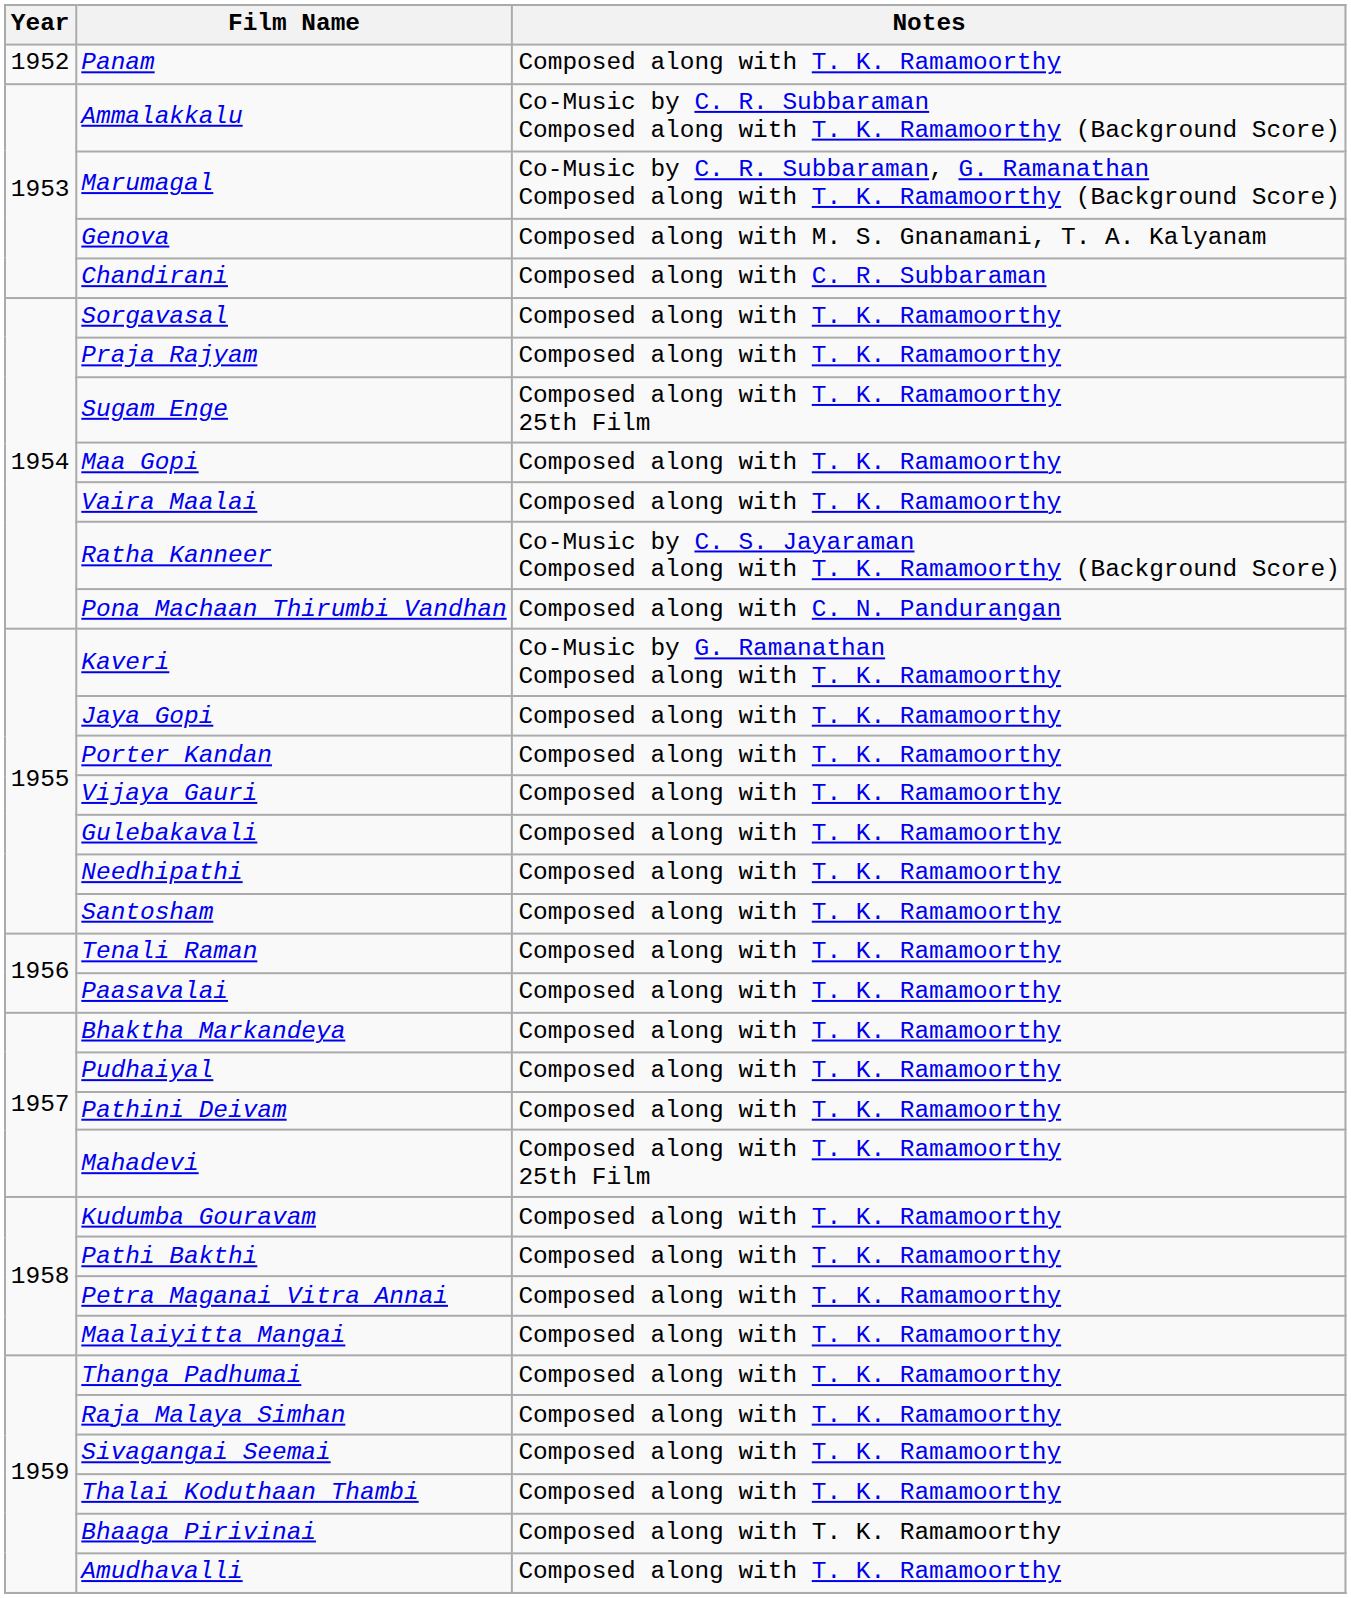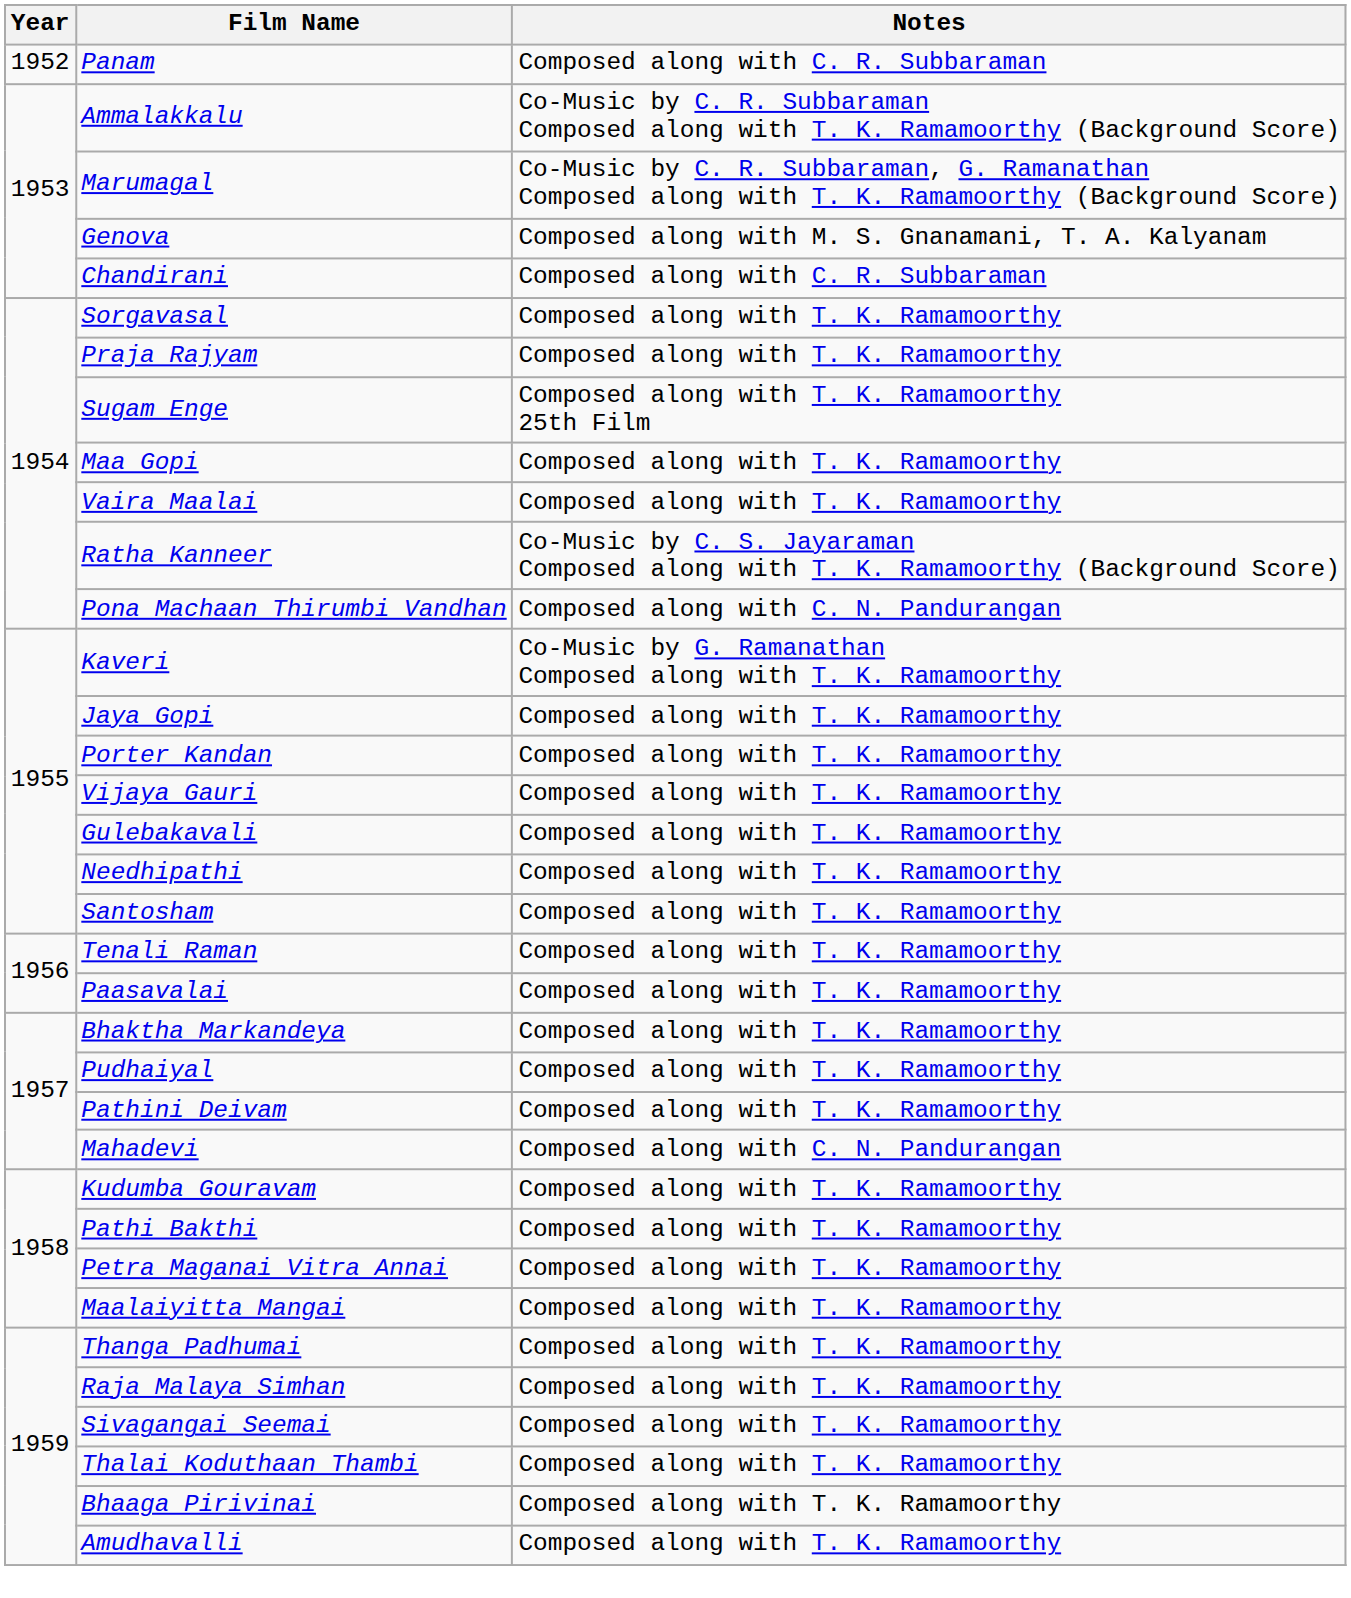(790, 65) Composed along with T. K. Ramamoorthy -> (782, 65) Composed along with C. R. Subbaraman
(790, 1164) Composed along with T. K. Ramamoorthy 25th Film -> (790, 1151) Composed along with C. N. Pandurangan
